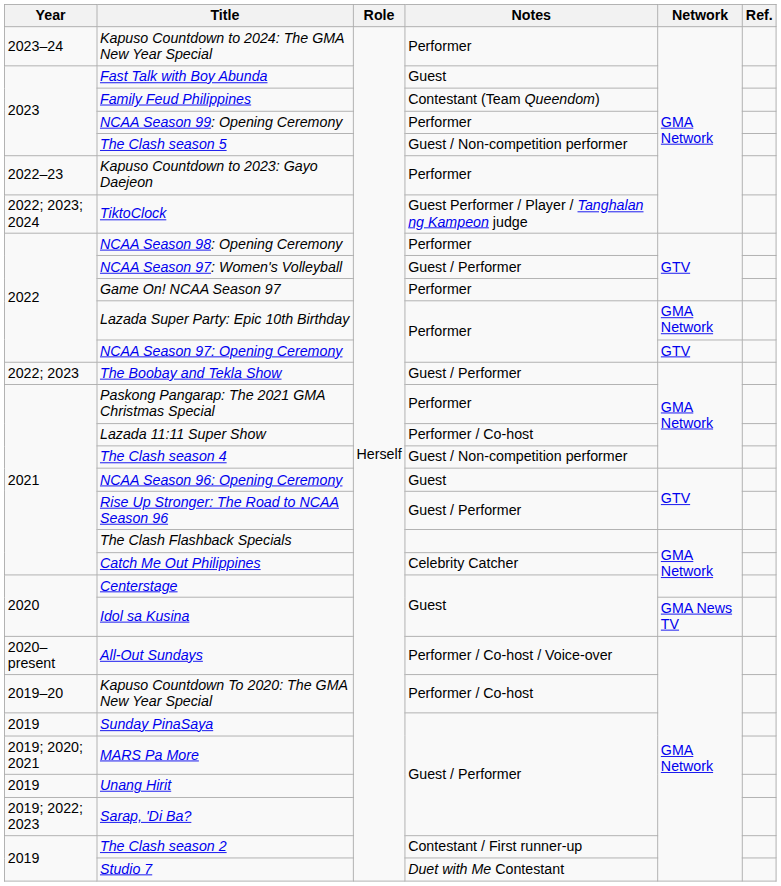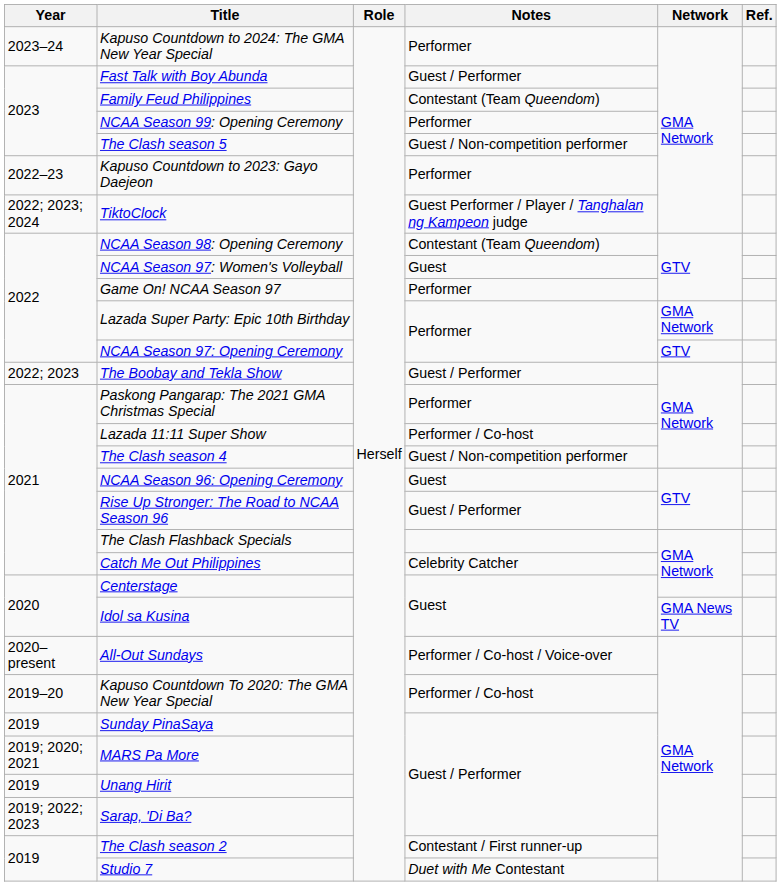(427, 76) Guest -> (465, 76) Guest / Performer
(440, 244) Performer -> (504, 244) Contestant (Team Queendom)
(465, 267) Guest / Performer -> (427, 267) Guest
